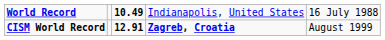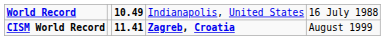(129, 28) 12.91 -> (129, 28) 11.41
